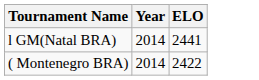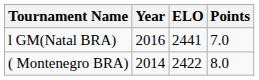+ column: (230, 16)
(150, 39) 2014 -> (150, 39) 2016
